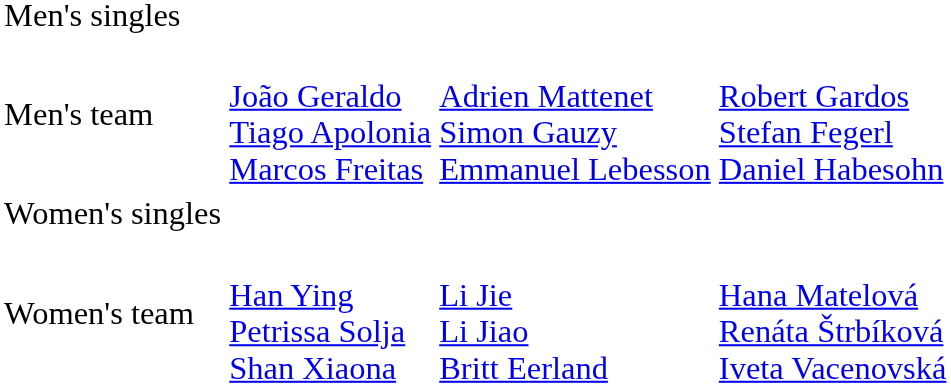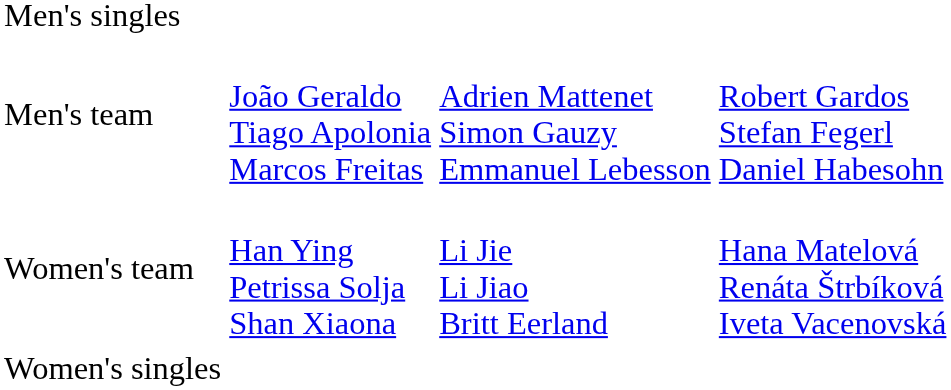rows swapped: (113, 213) <-> (99, 313)
